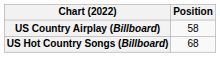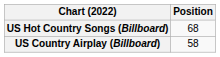rows swapped: (88, 28) <-> (88, 44)
